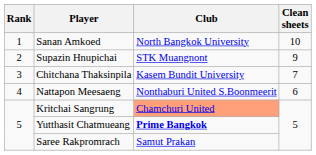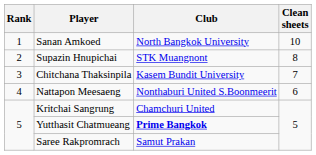(295, 58) 9 -> (295, 58) 8
(175, 108) lightsalmon background -> (175, 108) no background
